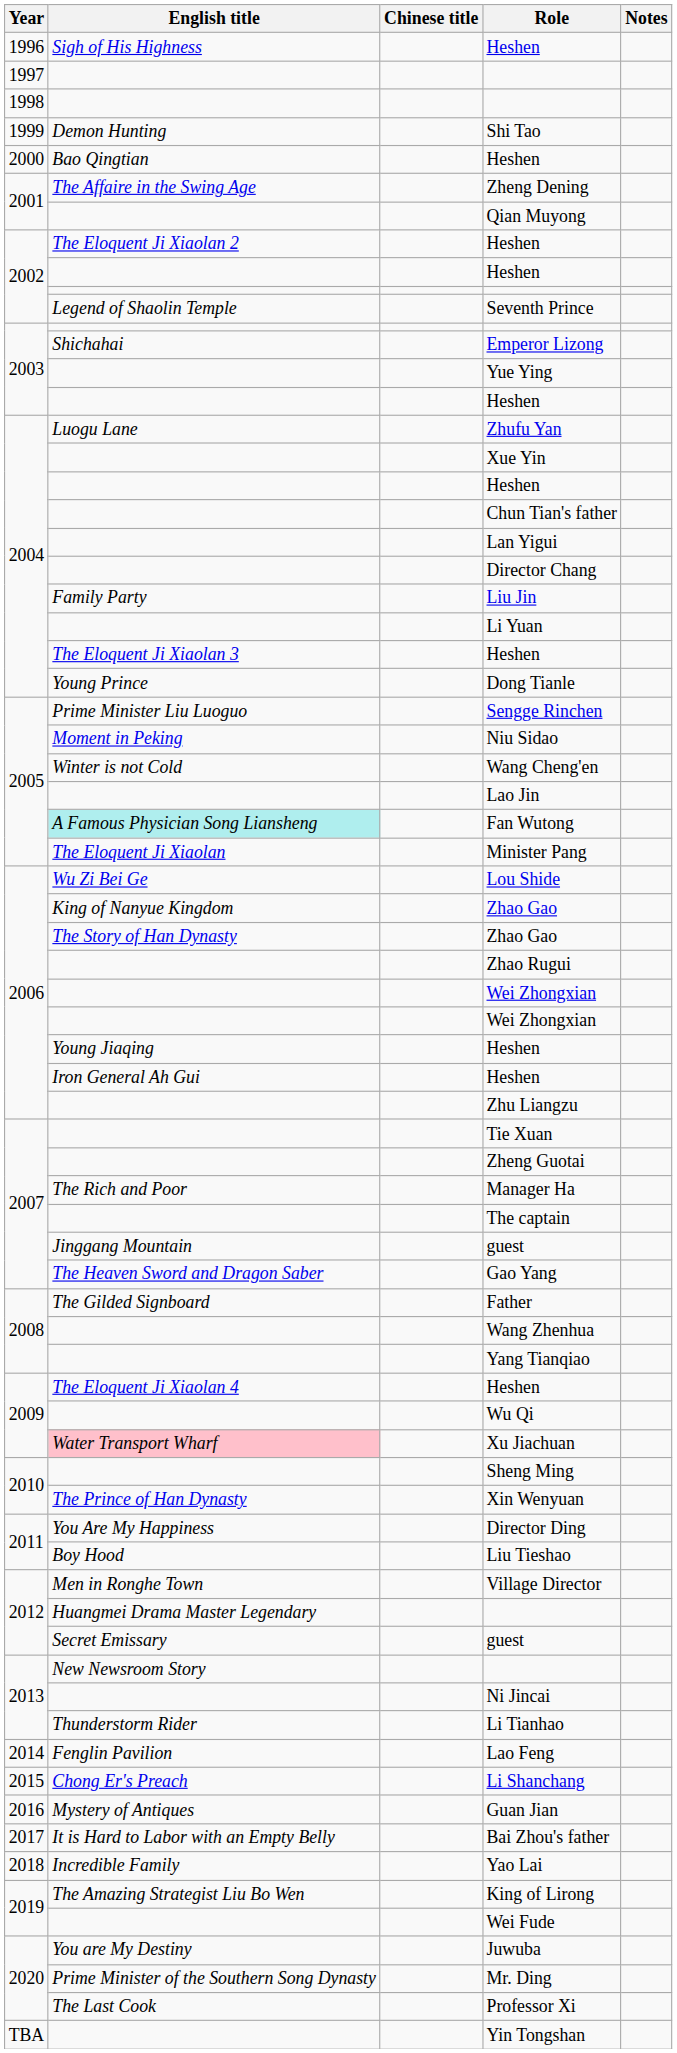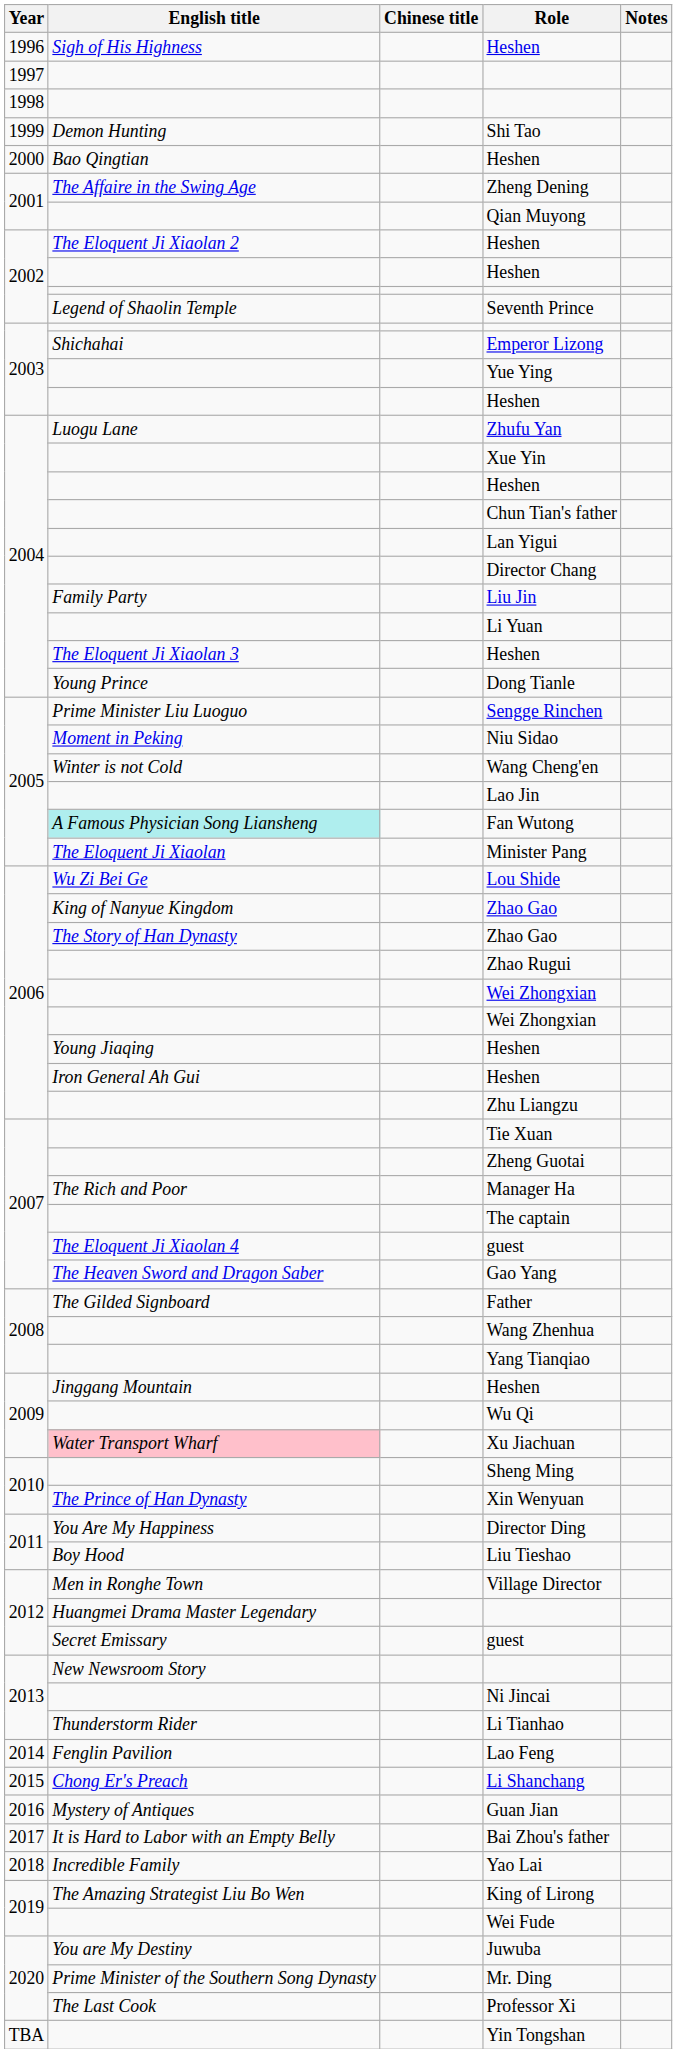(122, 1246) Jinggang Mountain -> (146, 1246) The Eloquent Ji Xiaolan 4
(146, 1386) The Eloquent Ji Xiaolan 4 -> (122, 1386) Jinggang Mountain
